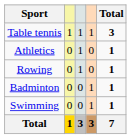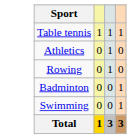- column: (111, 13)
